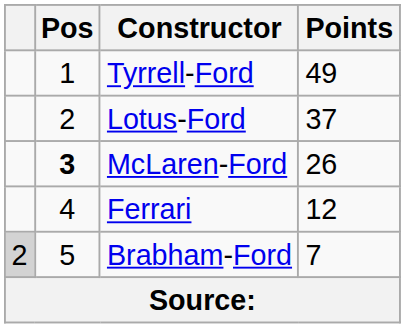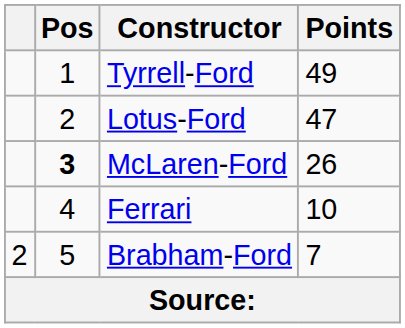(321, 119) 37 -> (321, 119) 47
(321, 210) 12 -> (321, 210) 10
(20, 255) lightgrey background -> (20, 255) no background
